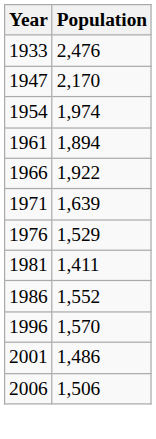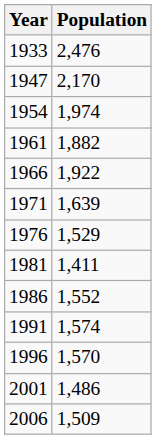(78, 142) 1,894 -> (78, 142) 1,882
+ row: (28, 326)
(78, 388) 1,506 -> (78, 419) 1,509
